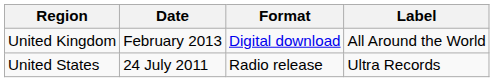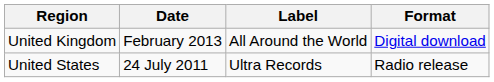columns swapped: (285, 16) <-> (417, 16)
